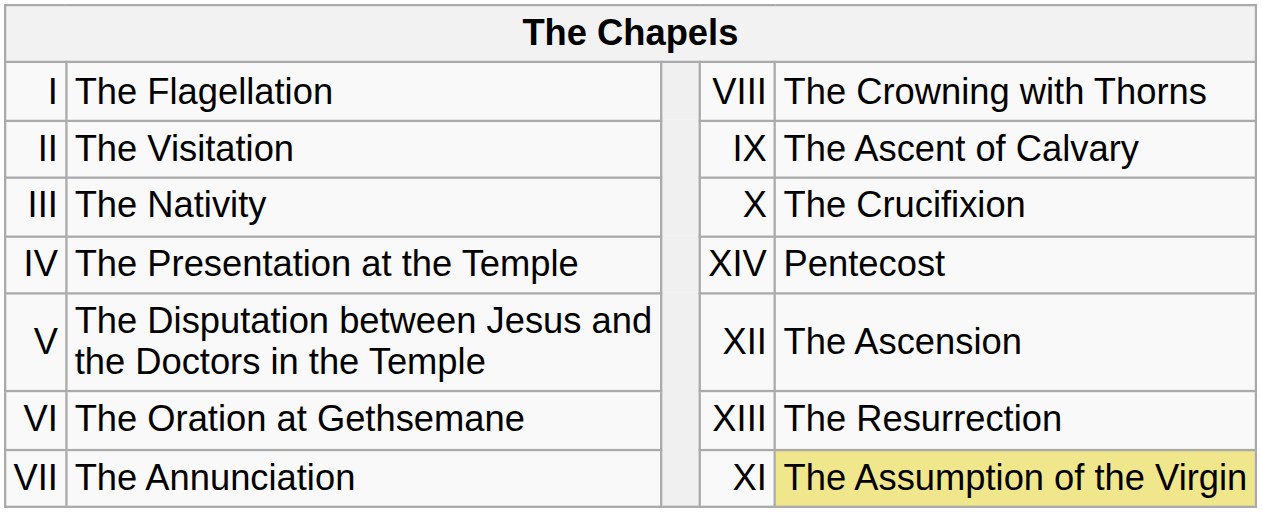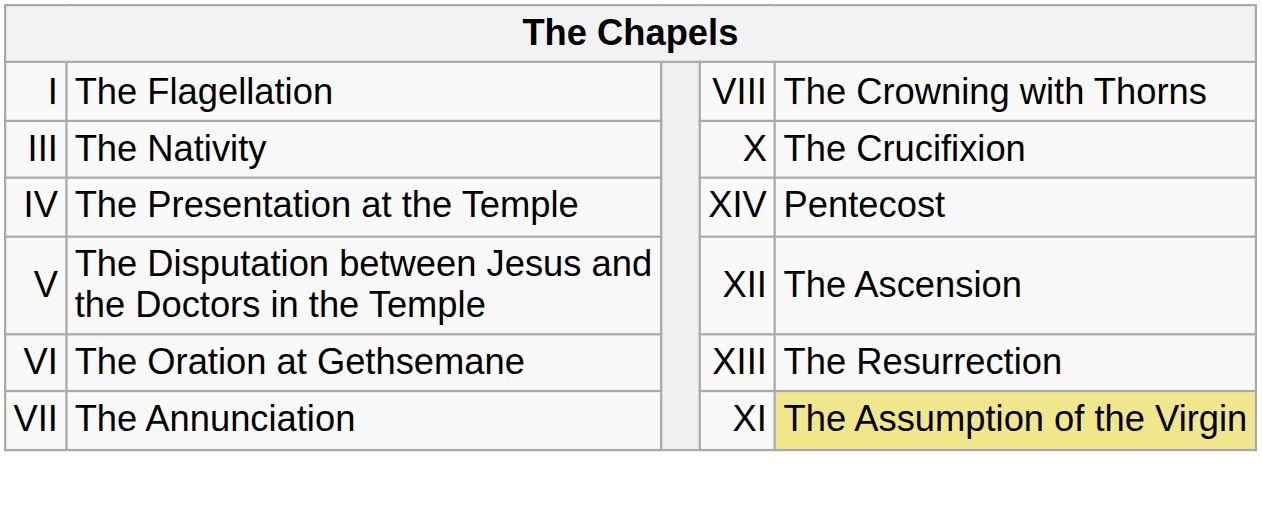- row: (48, 148)
